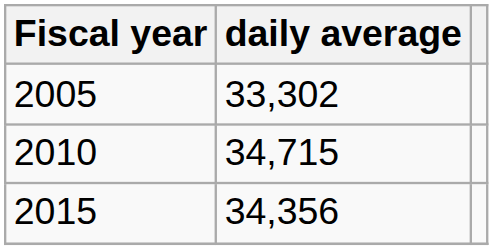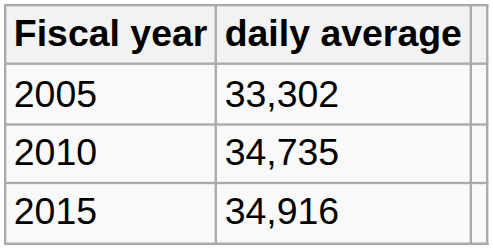(282, 152) 34,715 -> (282, 152) 34,735
(282, 212) 34,356 -> (282, 212) 34,916
